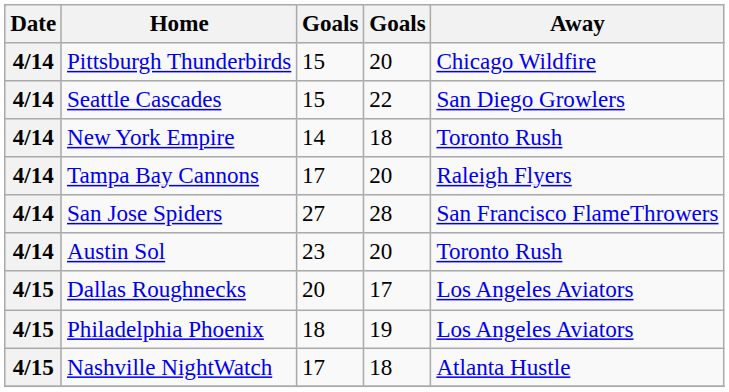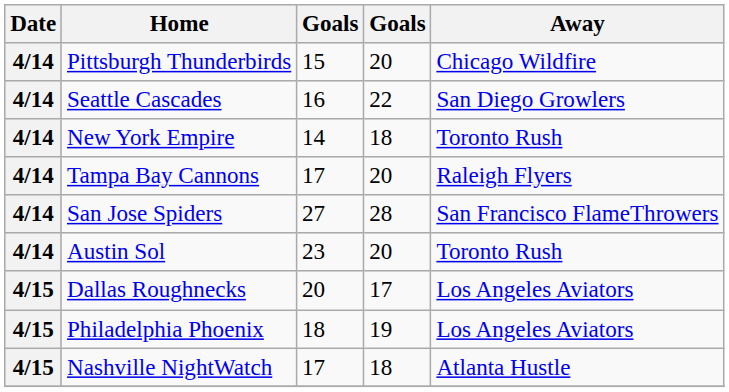(314, 99) 15 -> (314, 99) 16
